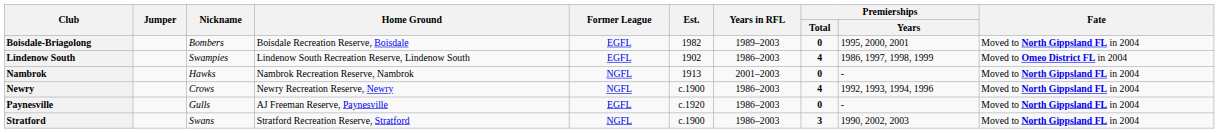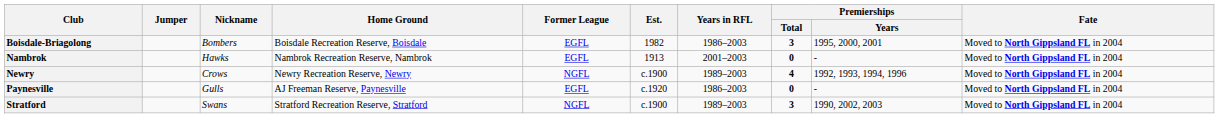(757, 43) 1989–2003 -> (725, 43) 1986–2003
(820, 43) 0 -> (791, 43) 3
- row: (41, 58)
(619, 74) NGFL -> (577, 58) EGFL
(757, 89) 1986–2003 -> (725, 74) 1989–2003
(757, 120) 1986–2003 -> (725, 105) 1989–2003
